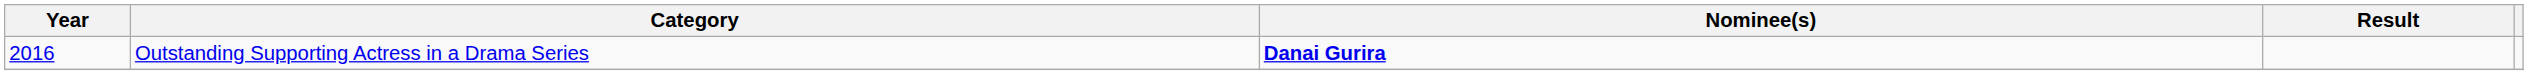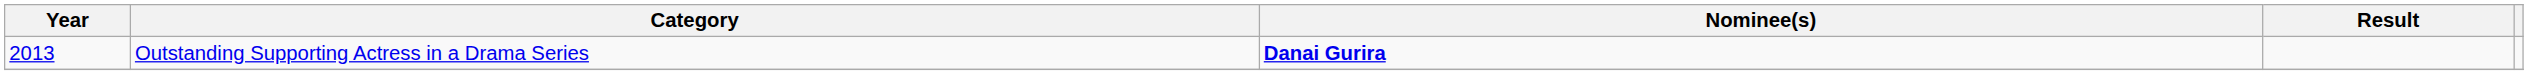(32, 52) 2016 -> (32, 52) 2013
